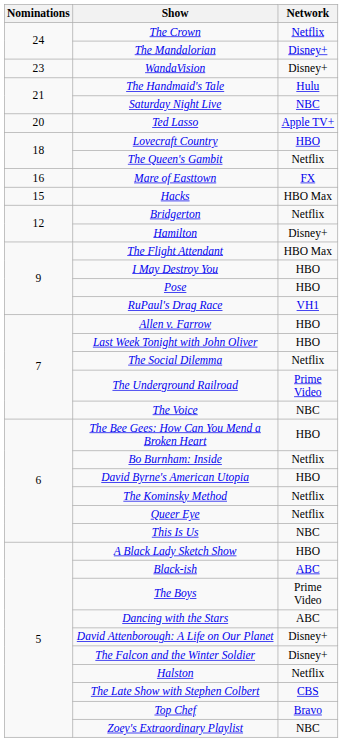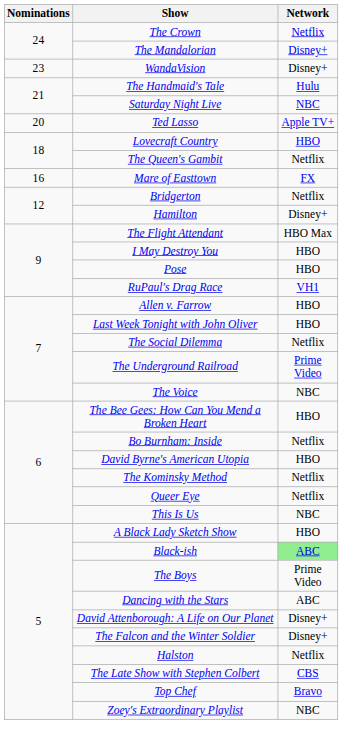- row: (175, 196)
(308, 569) no background -> (308, 551) lightgreen background
